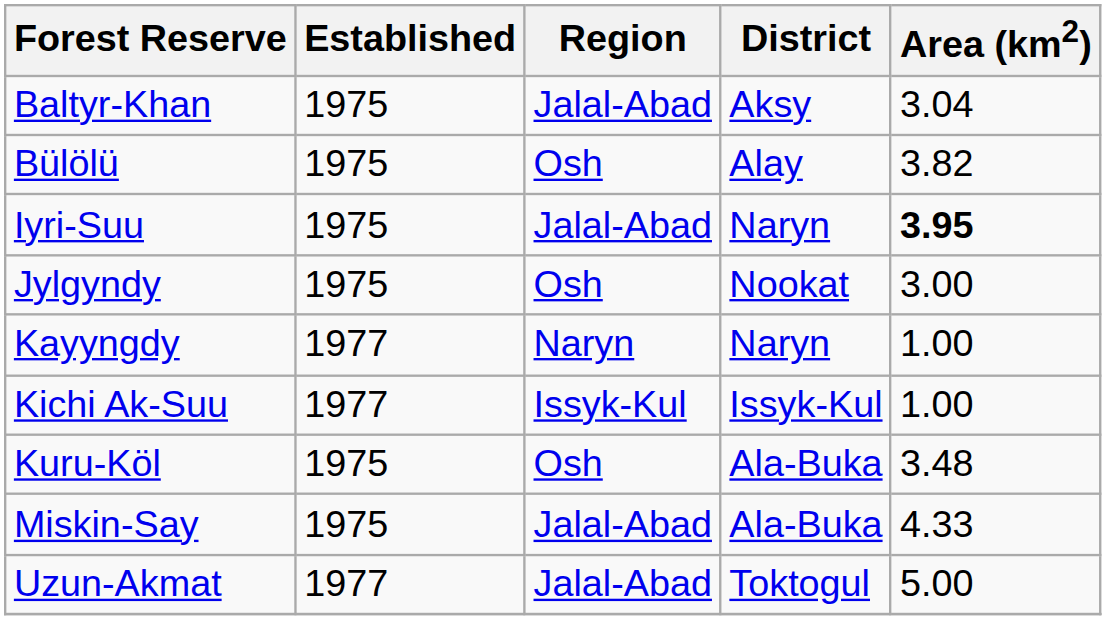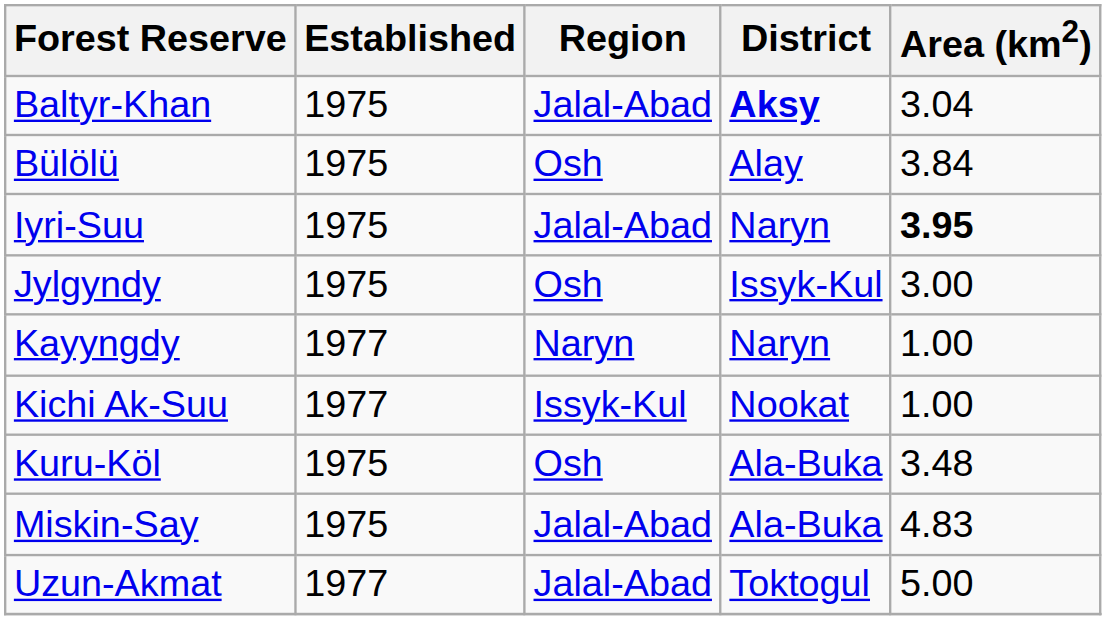(770, 104) normal -> (775, 104) bold
(937, 164) 3.82 -> (937, 164) 3.84
(789, 284) Nookat -> (806, 284) Issyk-Kul
(806, 403) Issyk-Kul -> (789, 403) Nookat
(937, 523) 4.33 -> (937, 523) 4.83
